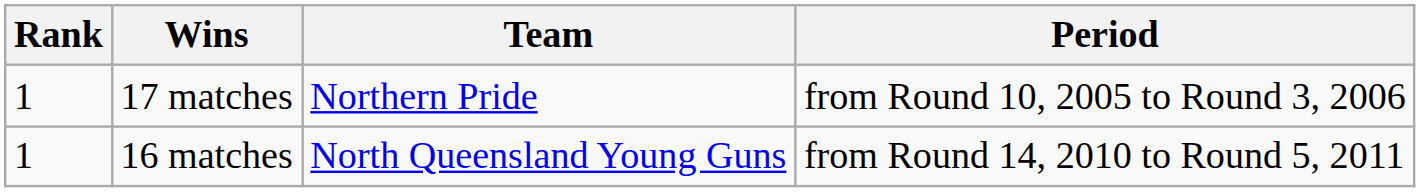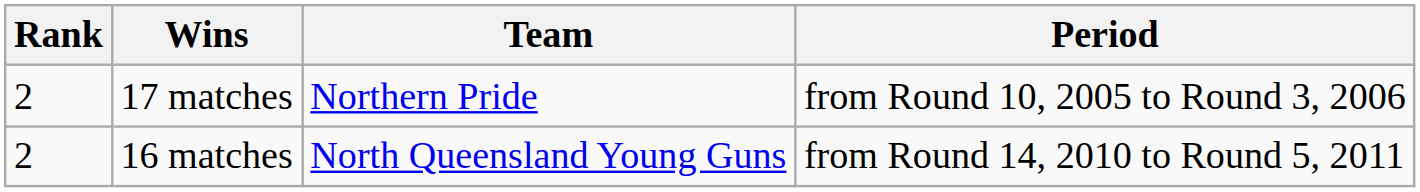(23, 95) 1 -> (23, 95) 2
(23, 155) 1 -> (23, 155) 2
